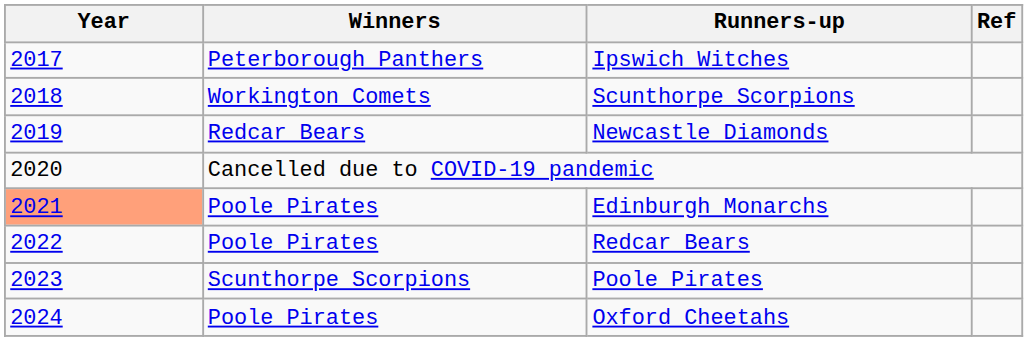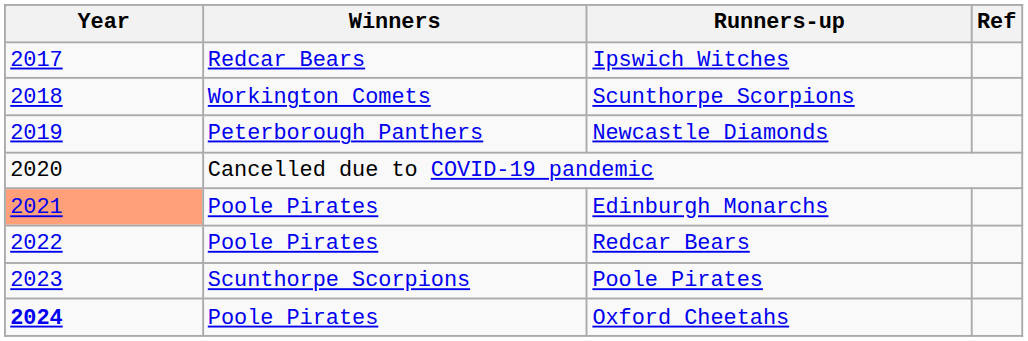(346, 60) Peterborough Panthers -> (287, 60) Redcar Bears
(287, 133) Redcar Bears -> (346, 133) Peterborough Panthers
(36, 317) normal -> (36, 317) bold
